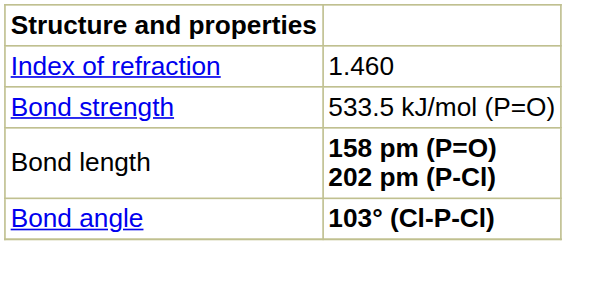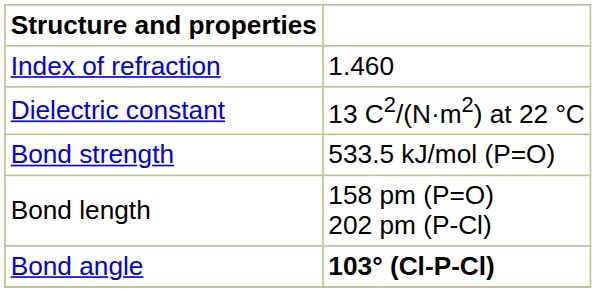+ row: (118, 110)
(413, 162) bold -> (411, 210) normal
